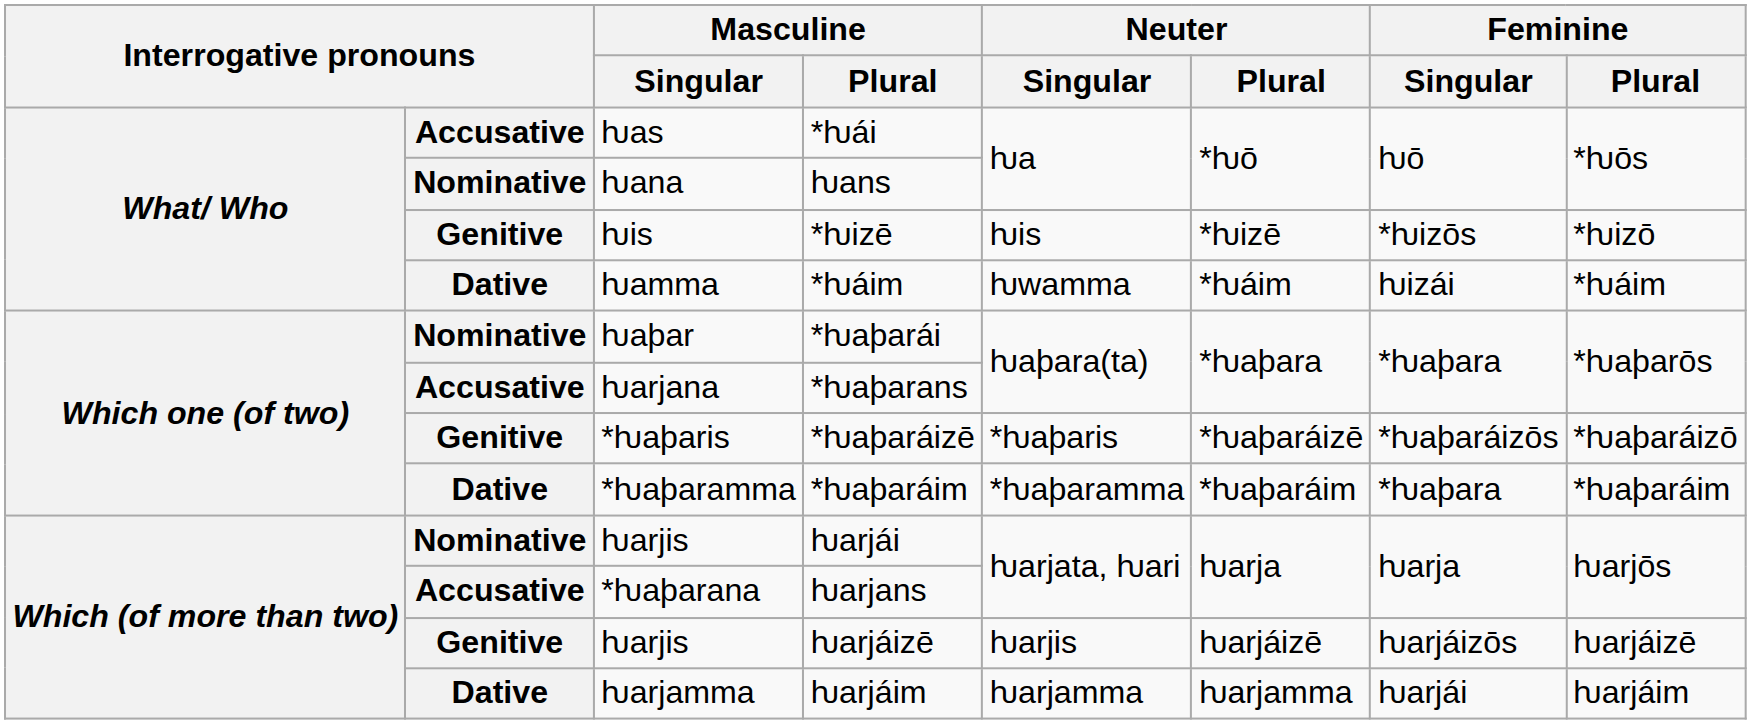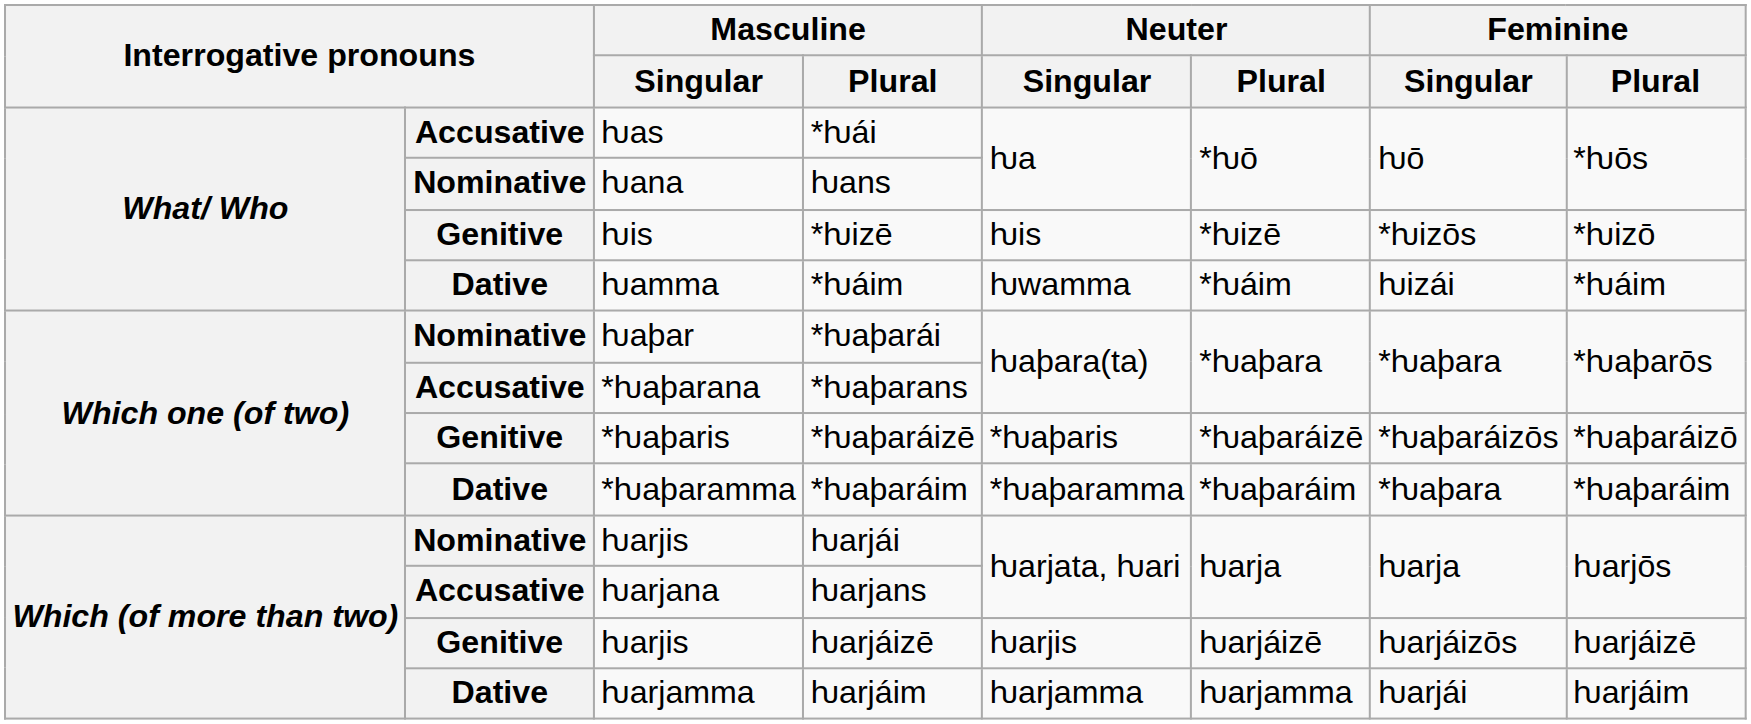(660, 387) ƕarjana -> (681, 387) *ƕaþarana
(681, 591) *ƕaþarana -> (660, 591) ƕarjana
